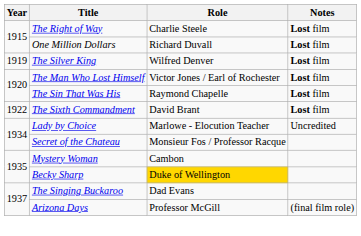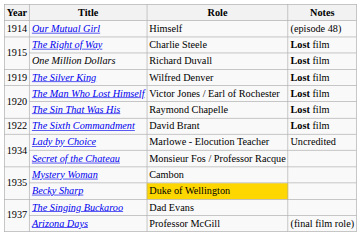+ row: (66, 28)
